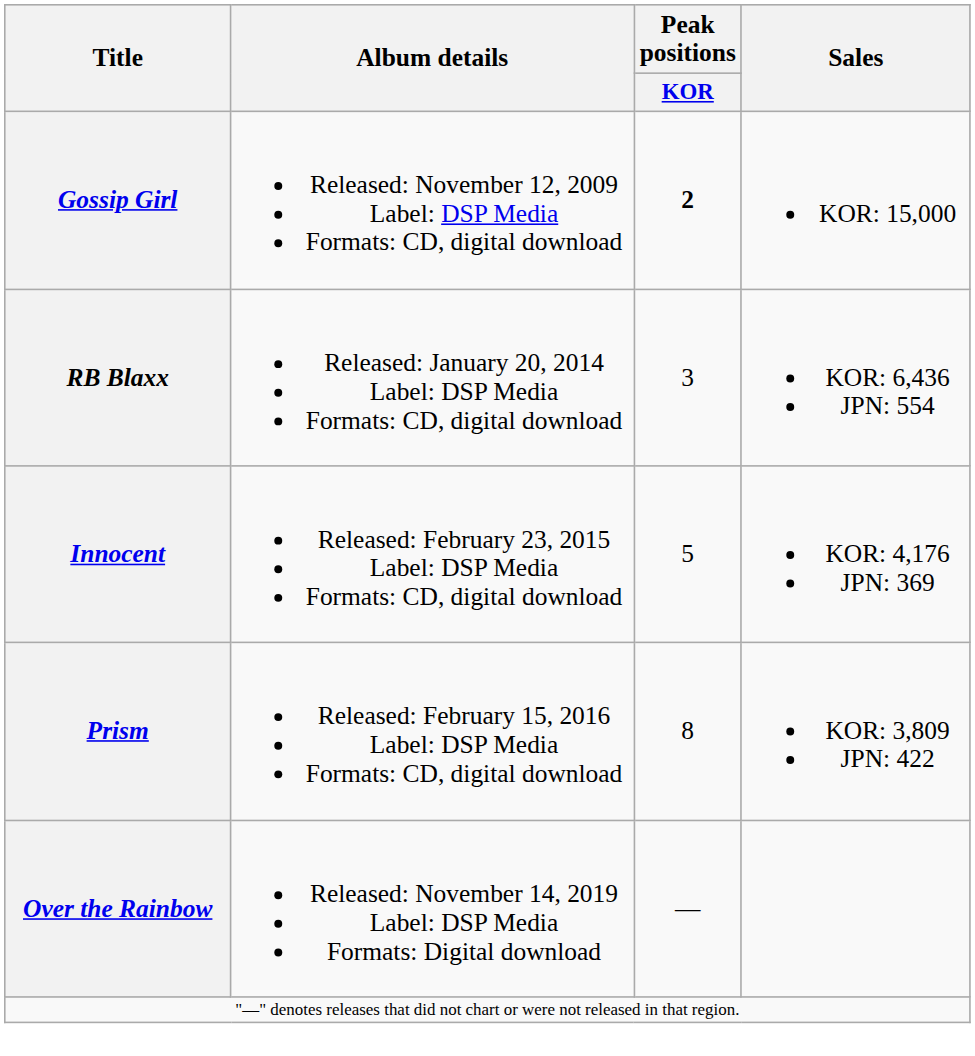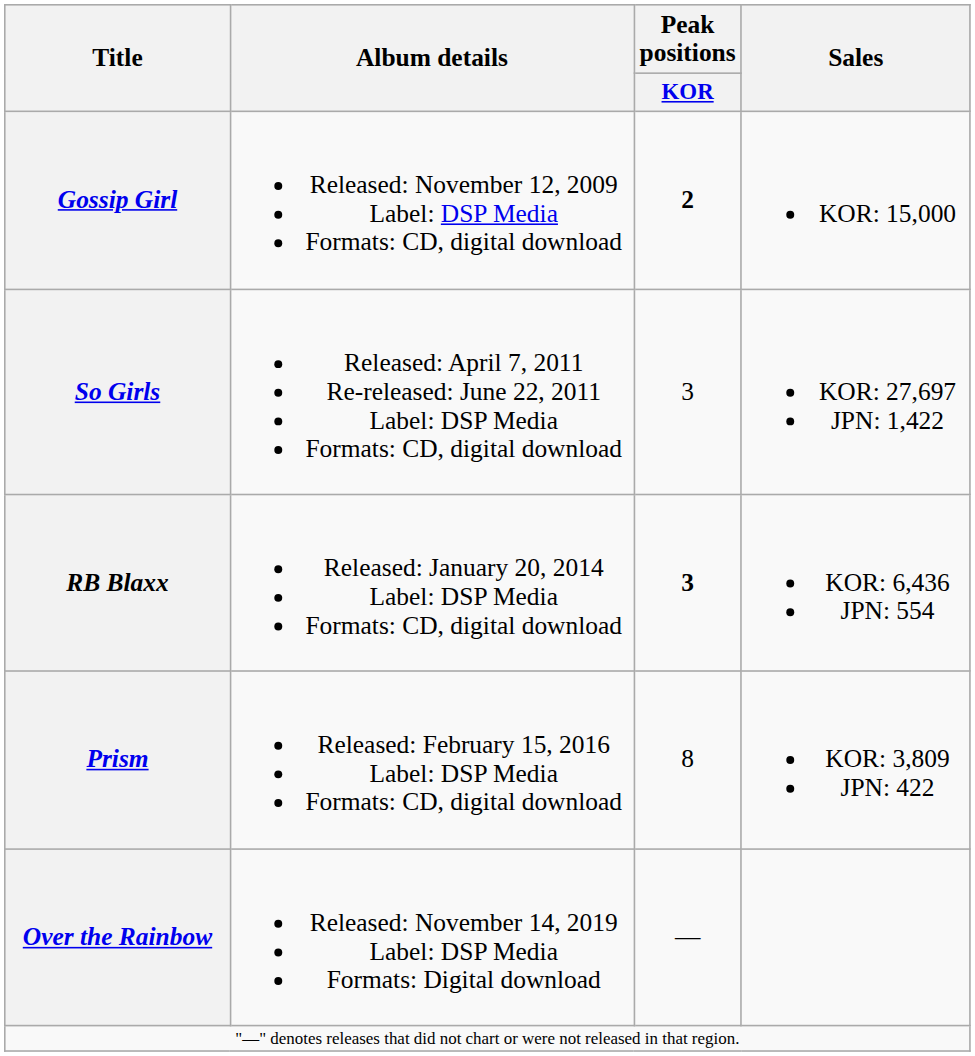+ row: (117, 391)
(688, 376) normal -> (688, 582) bold
- row: (118, 553)
